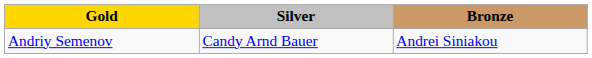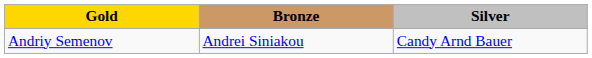columns swapped: (296, 16) <-> (490, 16)
